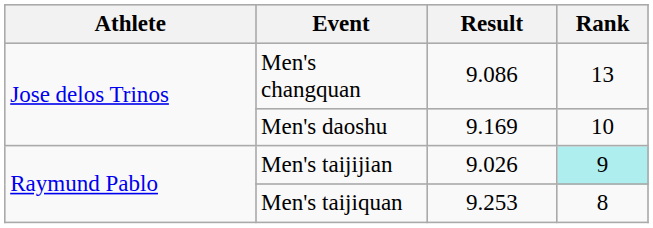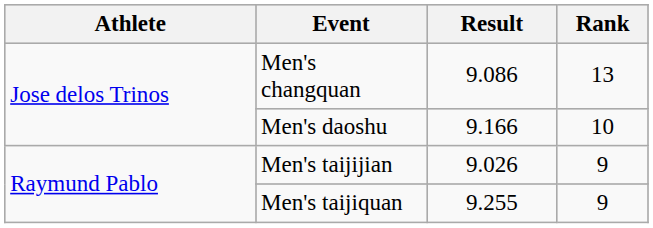(492, 127) 9.169 -> (492, 127) 9.166
(603, 165) paleturquoise background -> (603, 165) no background
(492, 203) 9.253 -> (492, 203) 9.255
(603, 203) 8 -> (603, 203) 9
